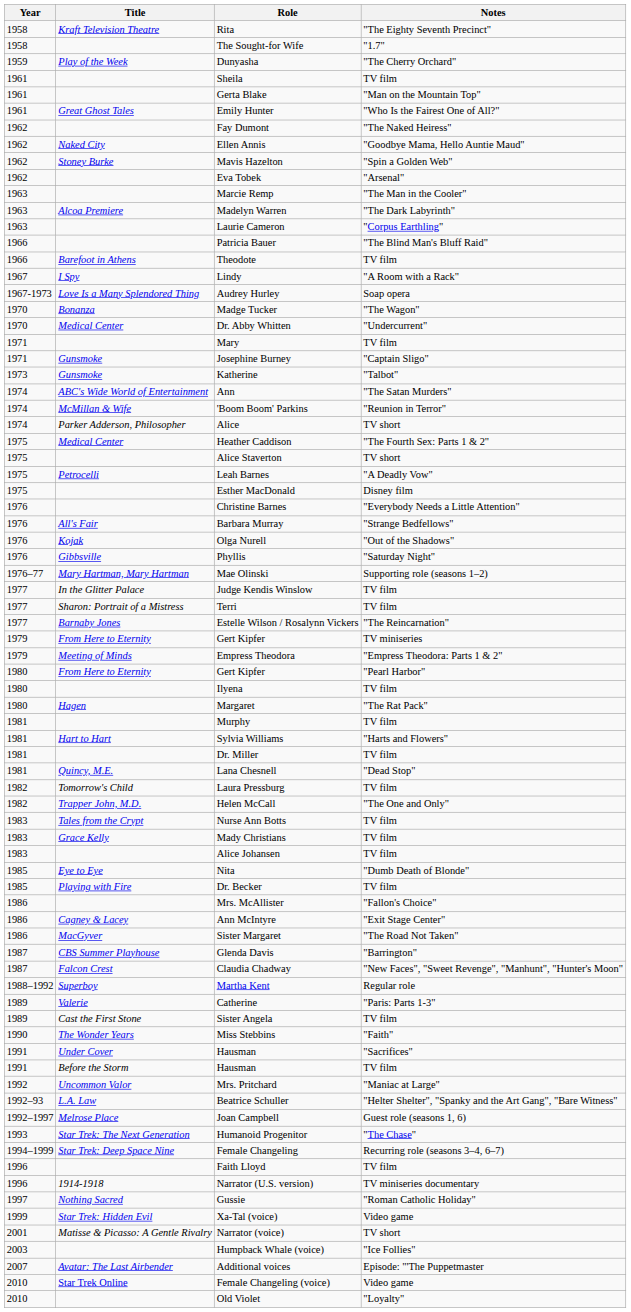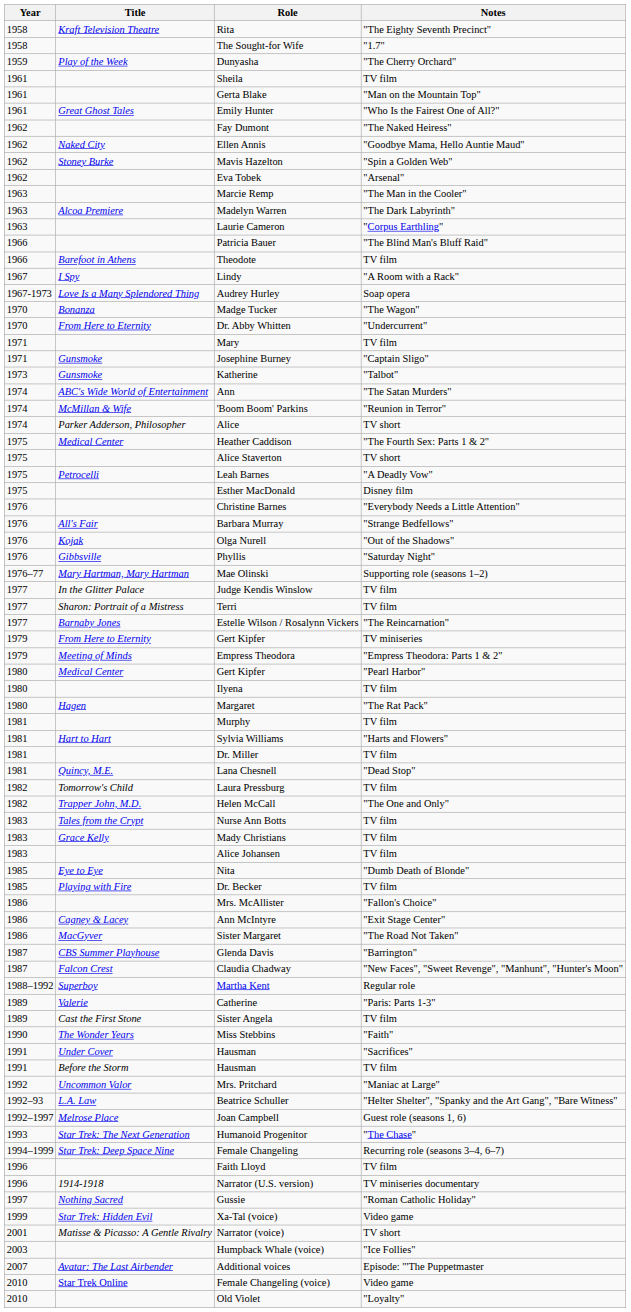(91, 326) Medical Center -> (105, 326) From Here to Eternity
(105, 672) From Here to Eternity -> (91, 672) Medical Center
